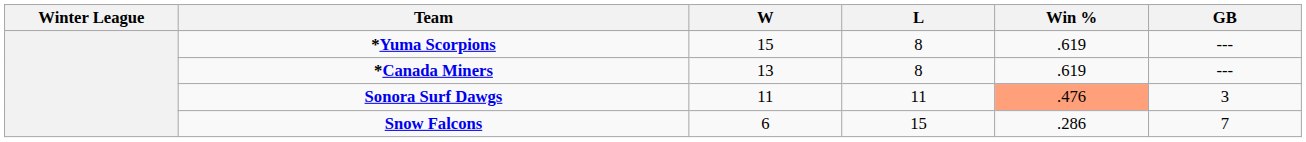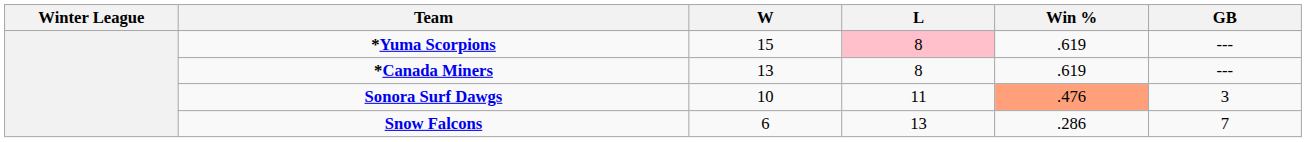(918, 44) no background -> (918, 44) pink background
(765, 96) 11 -> (765, 96) 10
(918, 123) 15 -> (918, 123) 13
